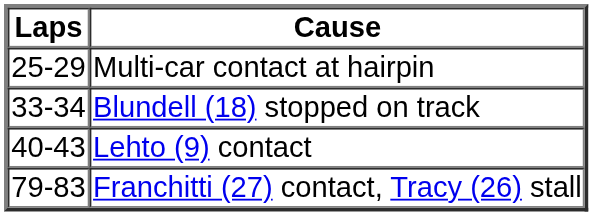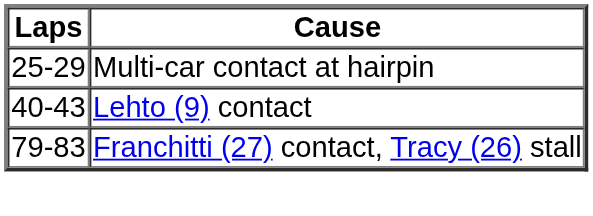- row: (286, 107)
